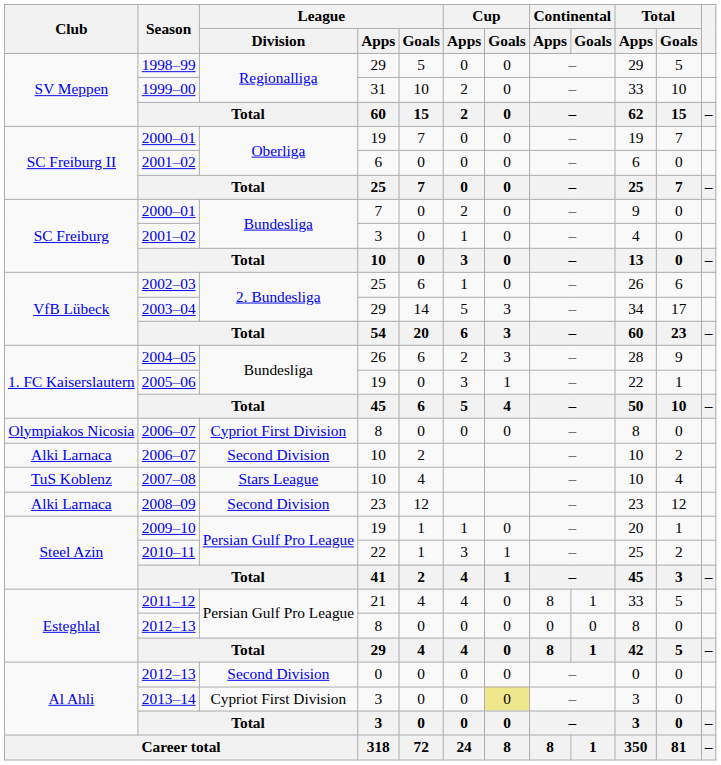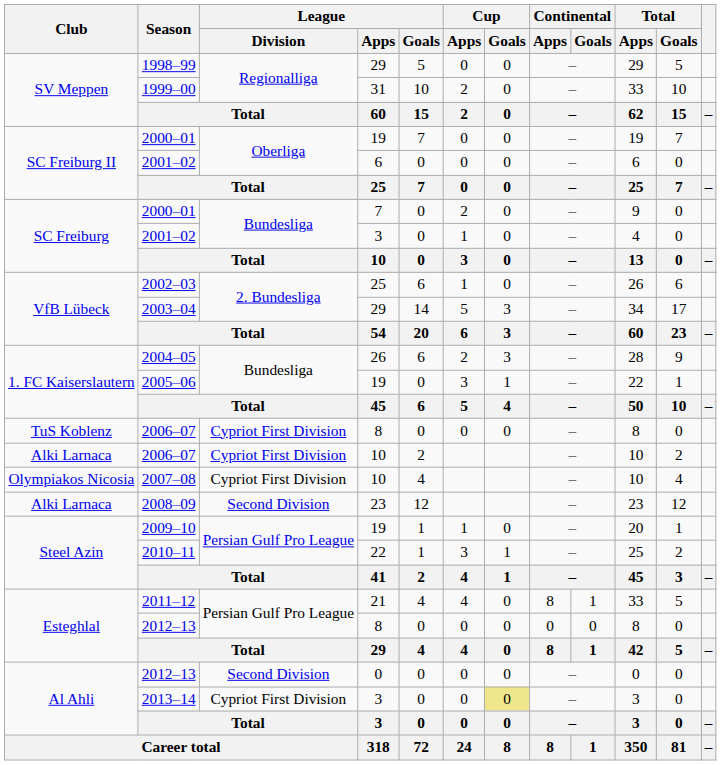(71, 430) Olympiakos Nicosia -> (71, 430) TuS Koblenz
(278, 455) Second Division -> (278, 455) Cypriot First Division
(71, 479) TuS Koblenz -> (71, 479) Olympiakos Nicosia
(278, 479) Stars League -> (278, 479) Cypriot First Division
